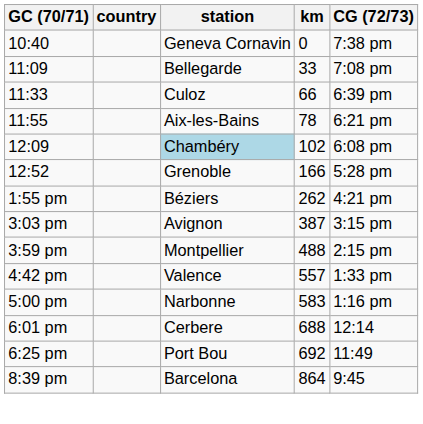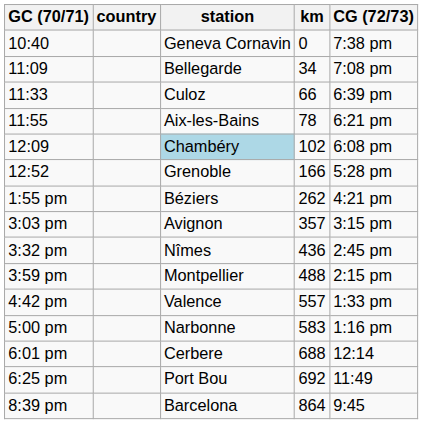(307, 69) 33 -> (307, 69) 34
(312, 224) 387 -> (312, 224) 357
+ row: (38, 250)
